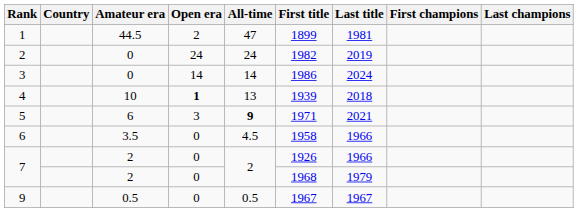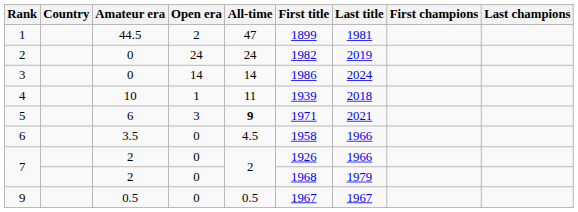(196, 95) bold -> (196, 95) normal
(250, 95) 13 -> (250, 95) 11
